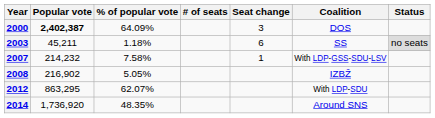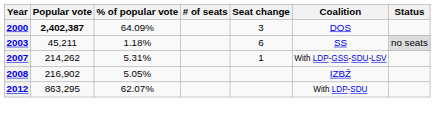(62, 58) 214,232 -> (62, 58) 214,262
(137, 58) 7.58% -> (137, 58) 5.31%
- row: (17, 105)
